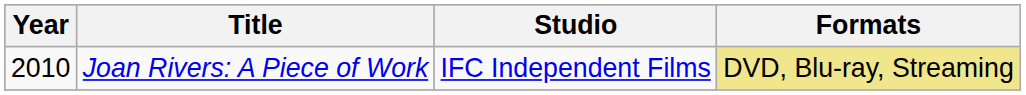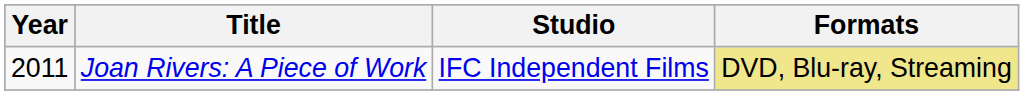(41, 68) 2010 -> (40, 68) 2011
